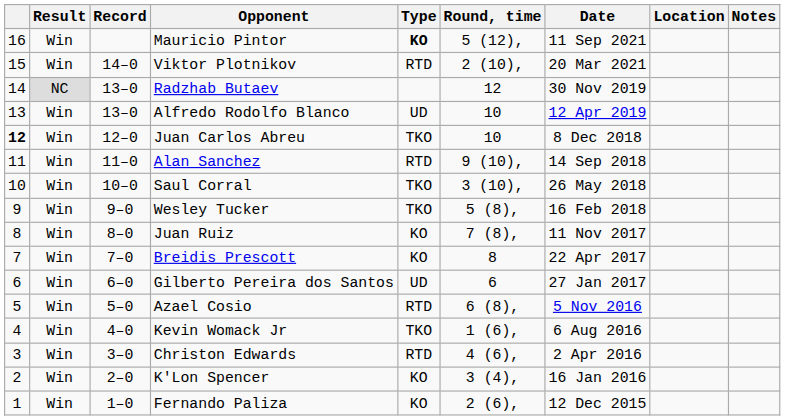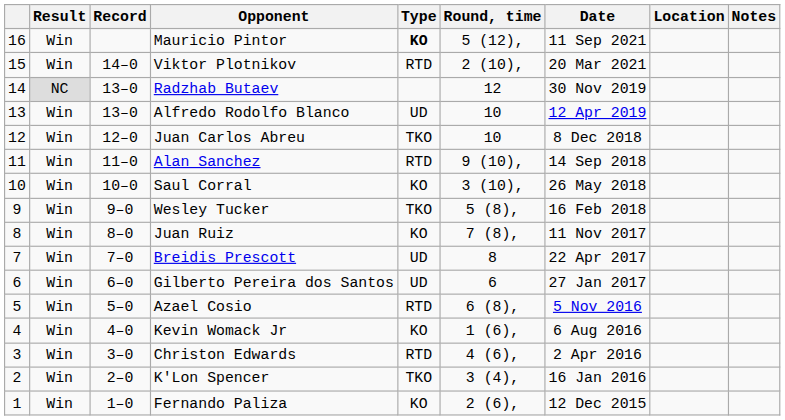(17, 137) bold -> (17, 137) normal
(419, 186) TKO -> (419, 186) KO
(419, 258) KO -> (419, 258) UD
(419, 331) TKO -> (419, 331) KO
(419, 379) KO -> (419, 379) TKO
